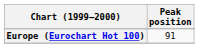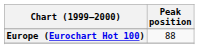(170, 36) 91 -> (170, 36) 88
